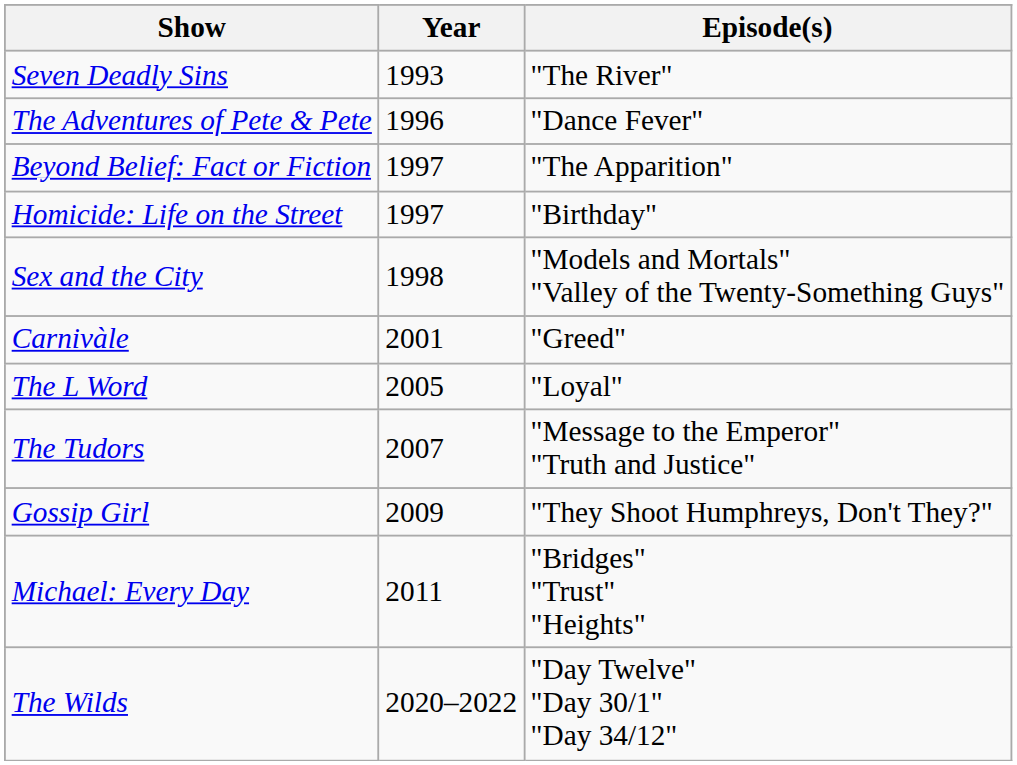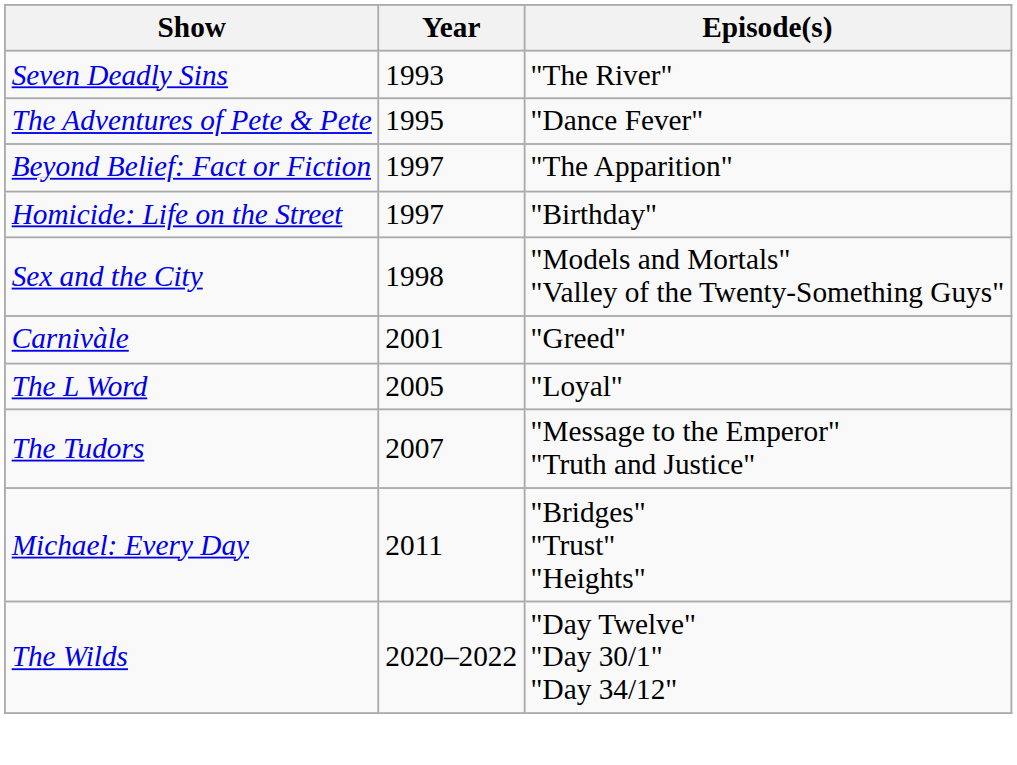(415, 120) 1996 -> (415, 120) 1995
- row: (80, 511)
